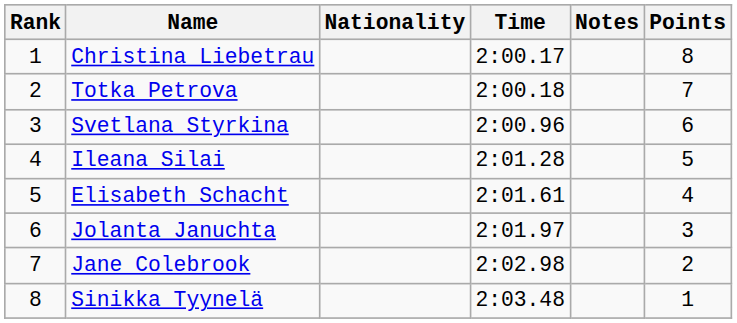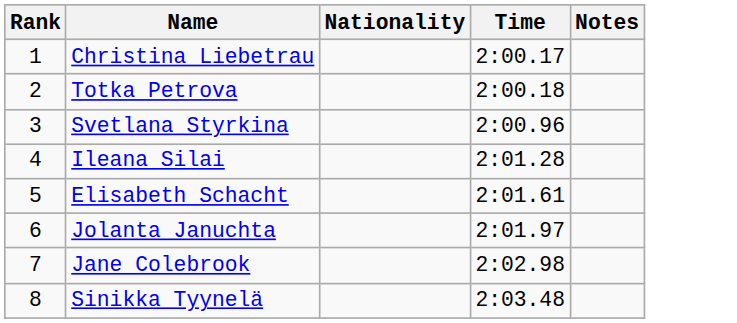- column: (688, 22)
